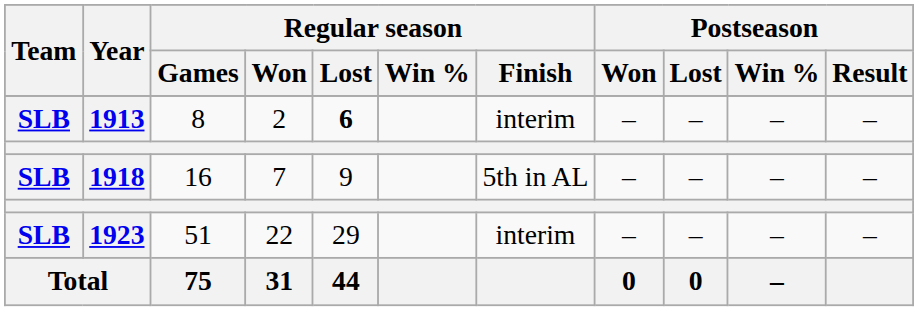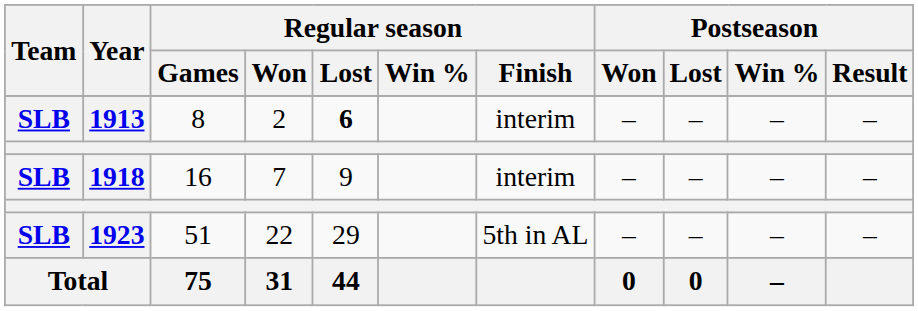(535, 177) 5th in AL -> (535, 177) interim
(535, 235) interim -> (535, 235) 5th in AL
